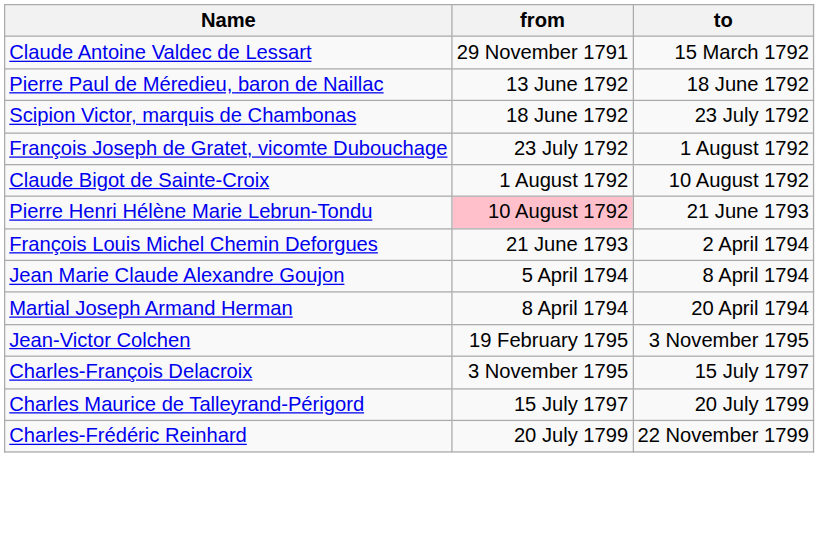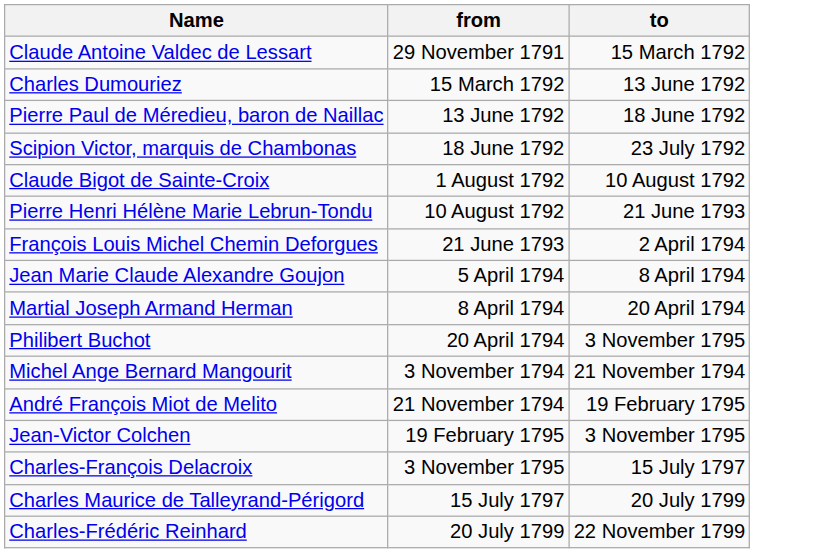+ row: (96, 84)
- row: (228, 148)
(558, 212) pink background -> (494, 212) no background
+ row: (80, 340)
+ row: (150, 372)
+ row: (143, 404)
